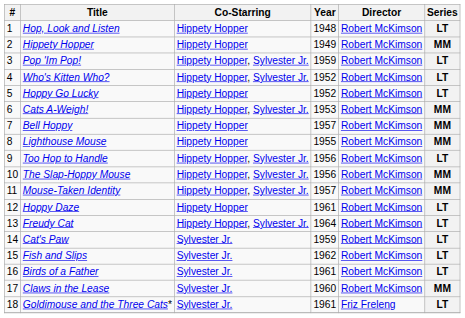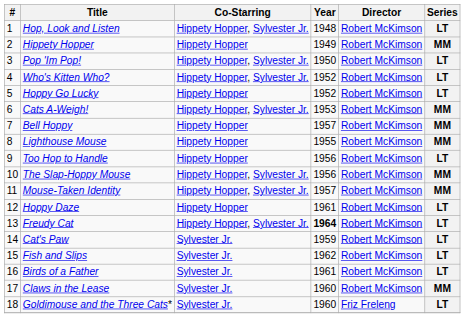(212, 28) Hippety Hopper -> (243, 28) Hippety Hopper, Sylvester Jr.
(325, 61) 1959 -> (325, 61) 1950
(243, 158) Hippety Hopper, Sylvester Jr. -> (212, 158) Hippety Hopper
(325, 223) normal -> (325, 223) bold
(325, 304) 1961 -> (325, 304) 1960
